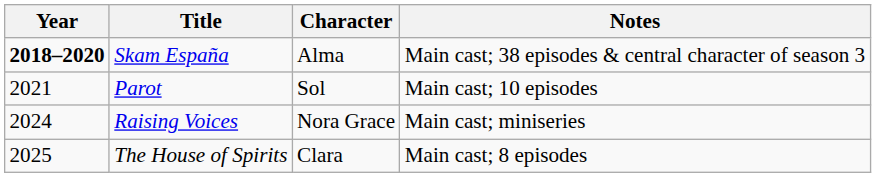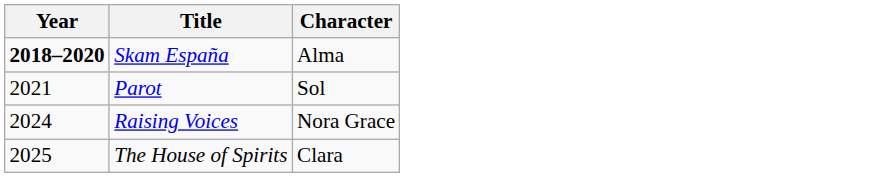- column: (635, 21)
